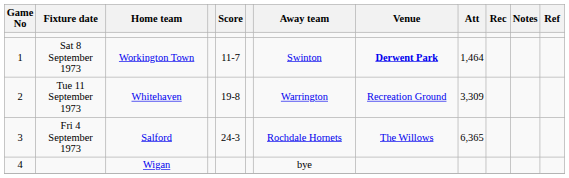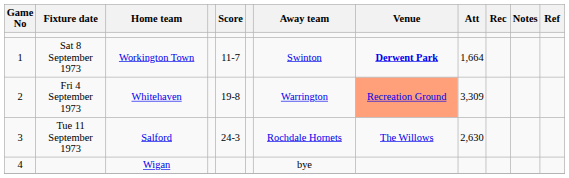(472, 57) 1,464 -> (472, 57) 1,664
(71, 97) Tue 11 September 1973 -> (71, 97) Fri 4 September 1973
(407, 97) no background -> (407, 97) lightsalmon background
(71, 137) Fri 4 September 1973 -> (71, 137) Tue 11 September 1973
(472, 137) 6,365 -> (472, 137) 2,630
